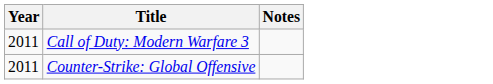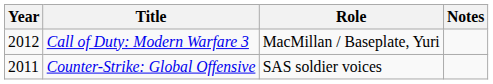+ column: (351, 16)
(23, 41) 2011 -> (24, 41) 2012
